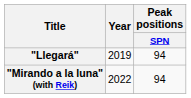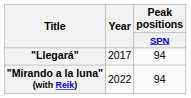(120, 56) 2019 -> (120, 56) 2017
